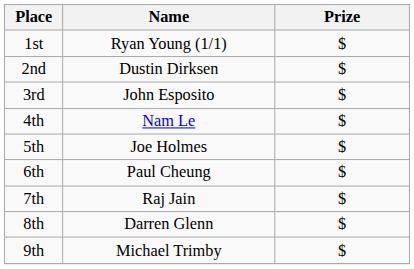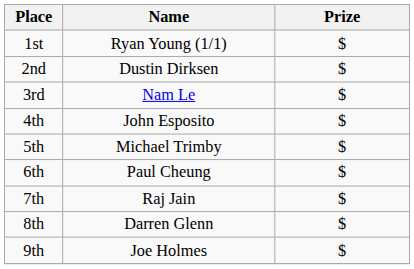(169, 95) John Esposito -> (169, 95) Nam Le
(169, 120) Nam Le -> (169, 120) John Esposito
(169, 146) Joe Holmes -> (169, 146) Michael Trimby
(169, 250) Michael Trimby -> (169, 250) Joe Holmes
